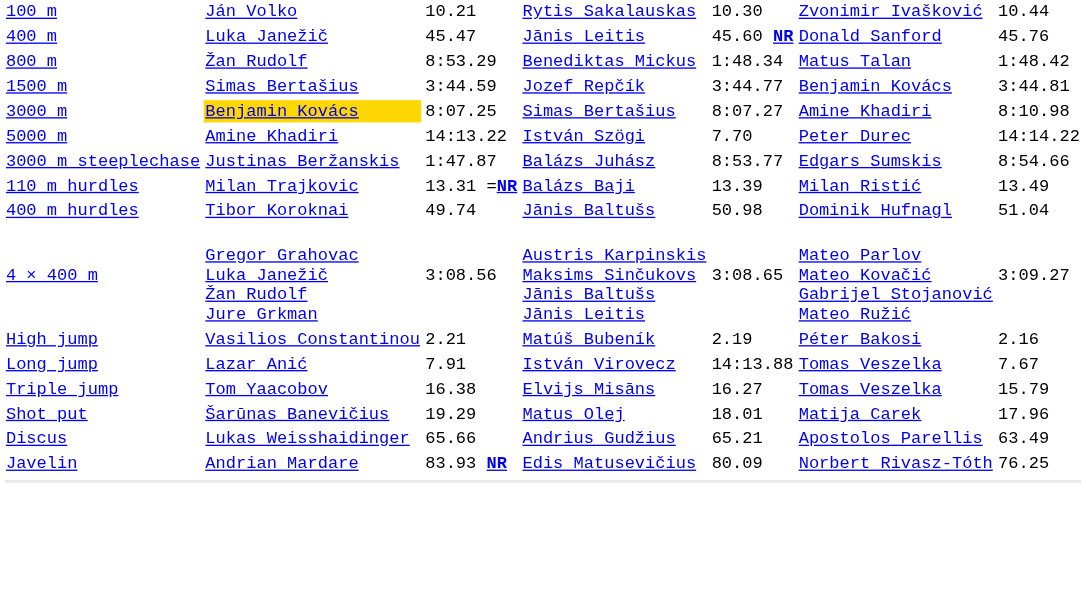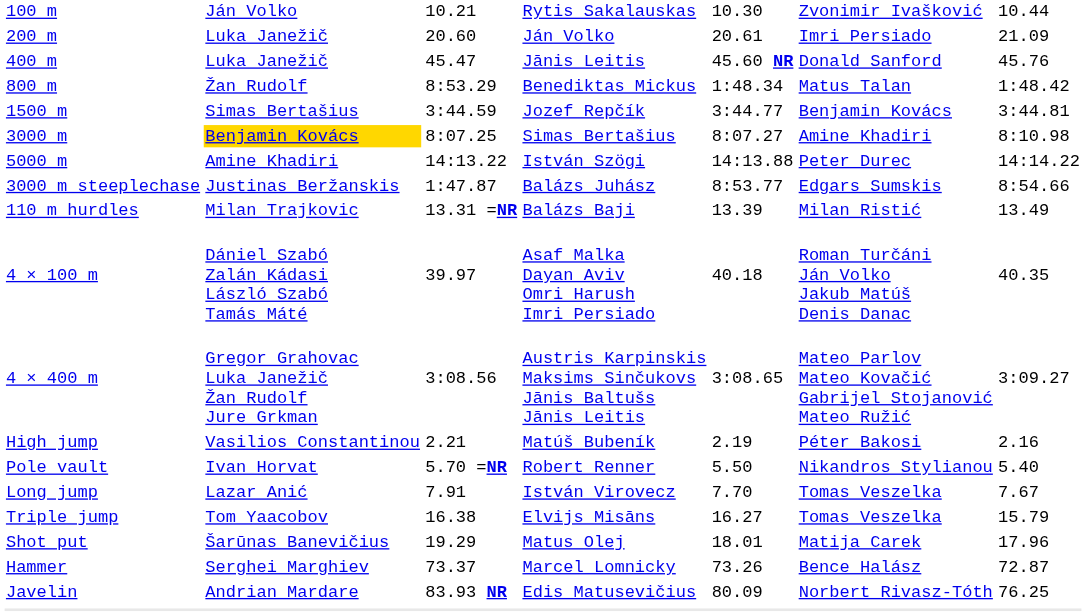+ row: (31, 37)
(732, 136) 7.70 -> (753, 161) 14:13.88
- row: (72, 211)
+ row: (52, 275)
+ row: (57, 468)
(753, 364) 14:13.88 -> (732, 493) 7.70
- row: (37, 439)
+ row: (37, 567)
